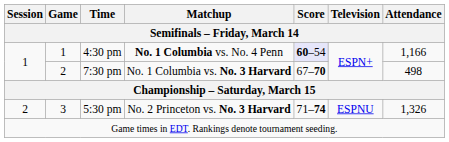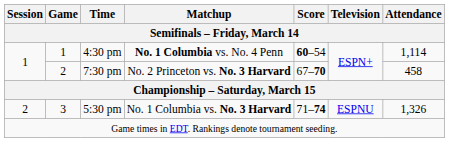(311, 52) lavender background -> (311, 52) no background
(413, 52) 1,166 -> (413, 52) 1,114
(209, 71) No. 1 Columbia vs. No. 3 Harvard -> (209, 71) No. 2 Princeton vs. No. 3 Harvard
(413, 71) 498 -> (413, 71) 458
(209, 109) No. 2 Princeton vs. No. 3 Harvard -> (209, 109) No. 1 Columbia vs. No. 3 Harvard
